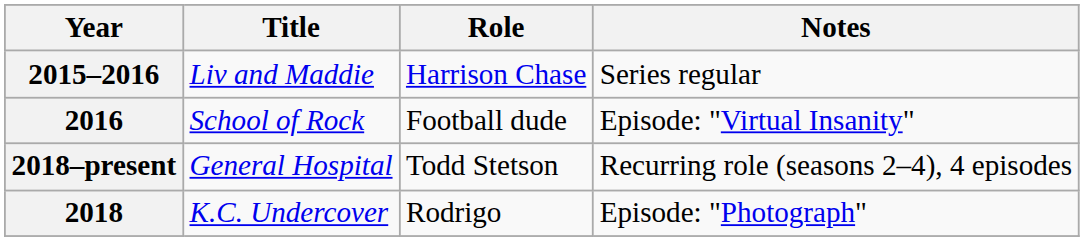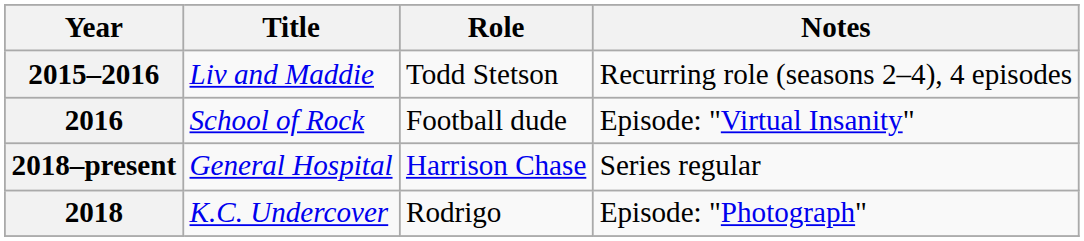(496, 73) Harrison Chase -> (482, 73) Todd Stetson
(680, 73) Series regular -> (836, 73) Recurring role (seasons 2–4), 4 episodes
(482, 166) Todd Stetson -> (496, 166) Harrison Chase
(836, 166) Recurring role (seasons 2–4), 4 episodes -> (680, 166) Series regular
